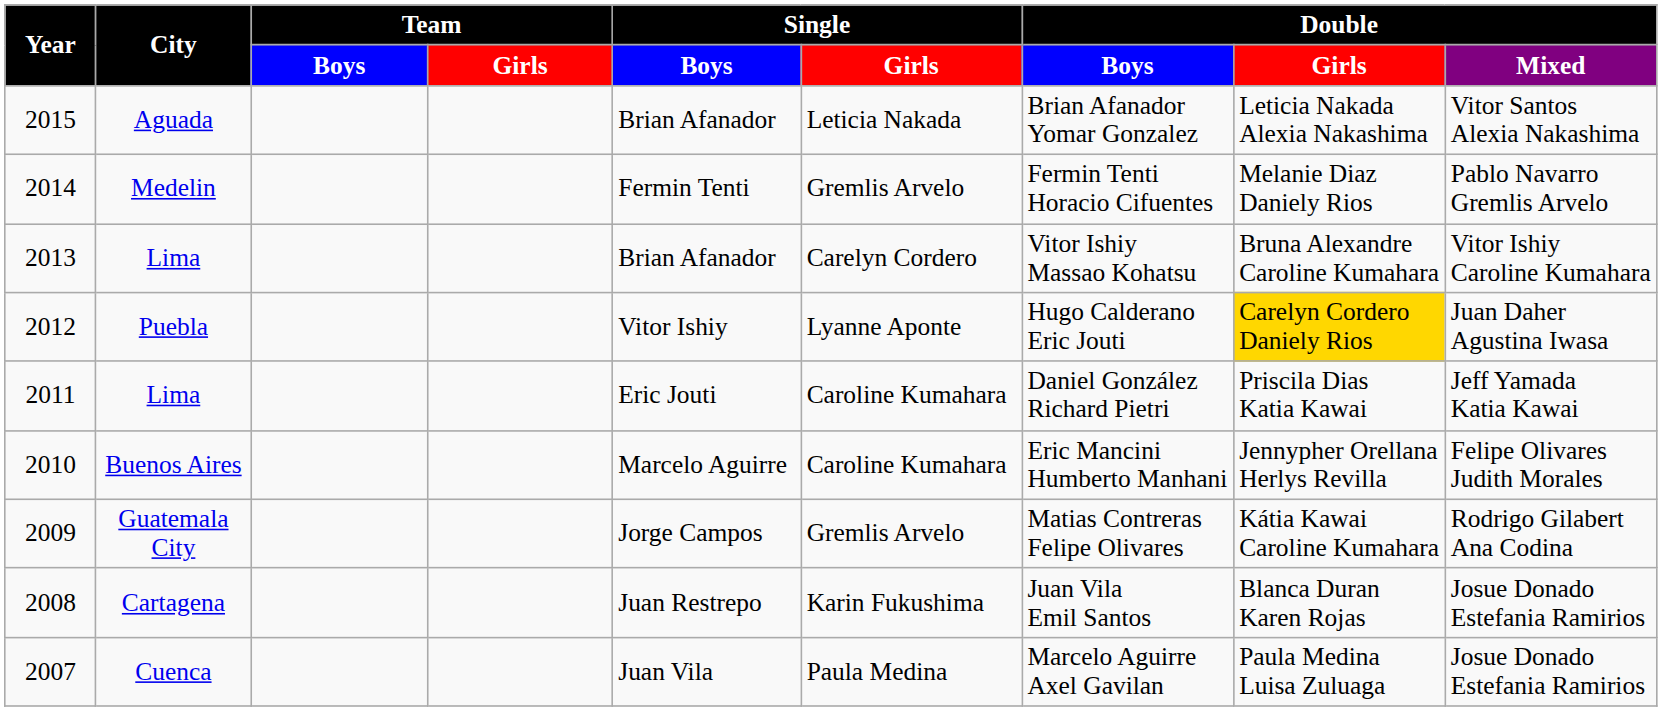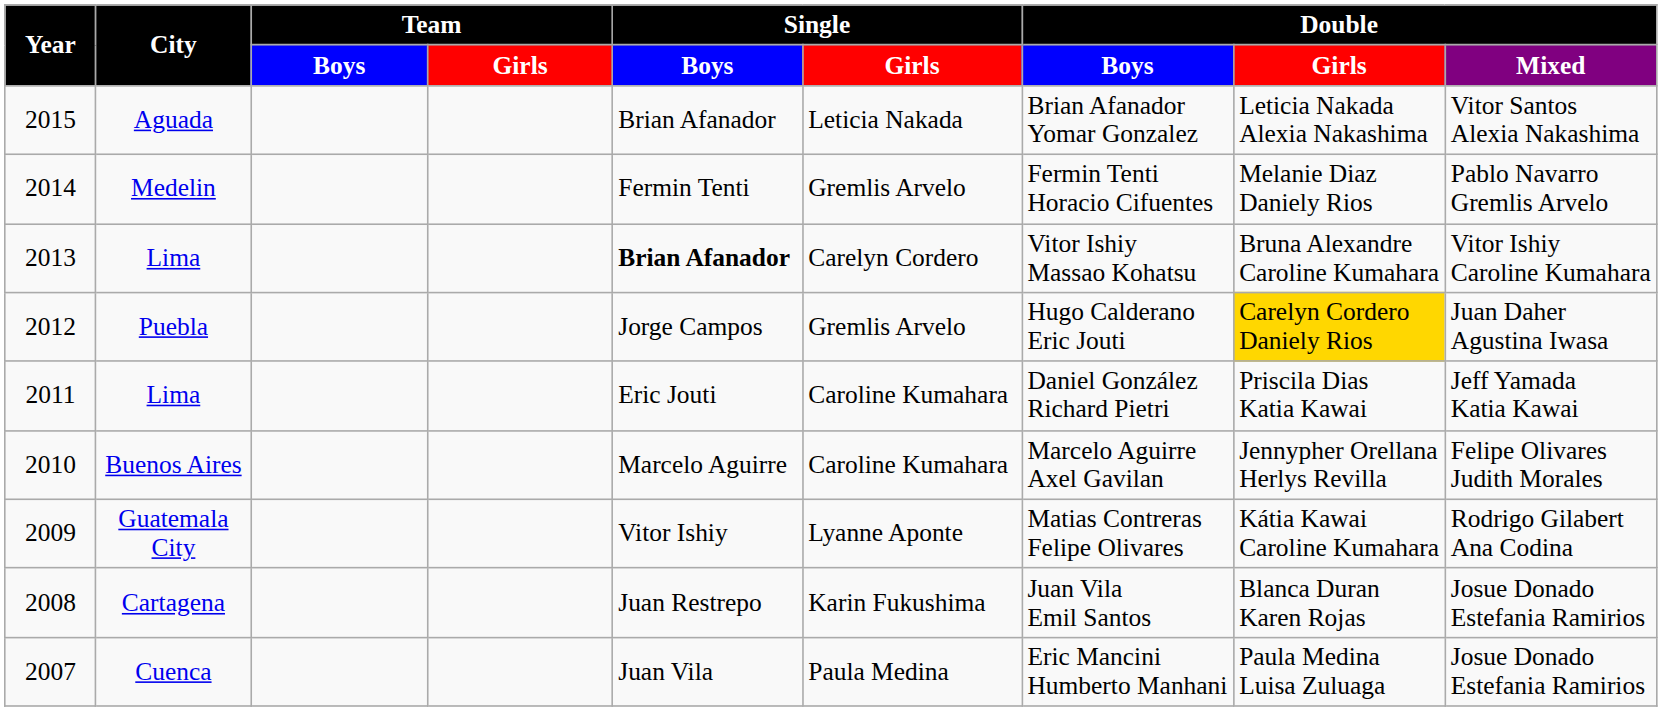(697, 257) normal -> (704, 257) bold
(673, 326) Vitor Ishiy -> (690, 326) Jorge Campos
(884, 326) Lyanne Aponte -> (887, 326) Gremlis Arvelo
(1127, 464) Eric Mancini Humberto Manhani -> (1112, 464) Marcelo Aguirre Axel Gavilan
(690, 533) Jorge Campos -> (673, 533) Vitor Ishiy
(885, 533) Gremlis Arvelo -> (886, 533) Lyanne Aponte
(1112, 671) Marcelo Aguirre Axel Gavilan -> (1127, 671) Eric Mancini Humberto Manhani
